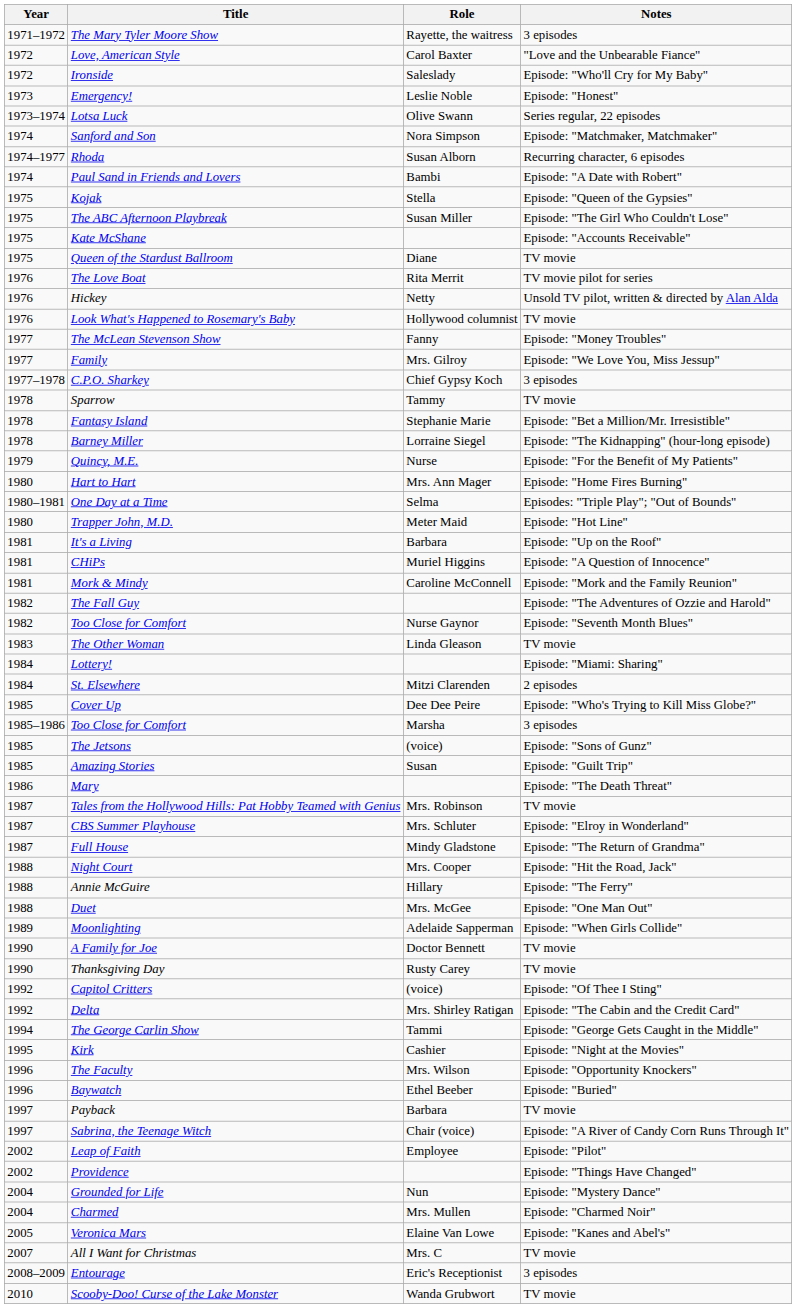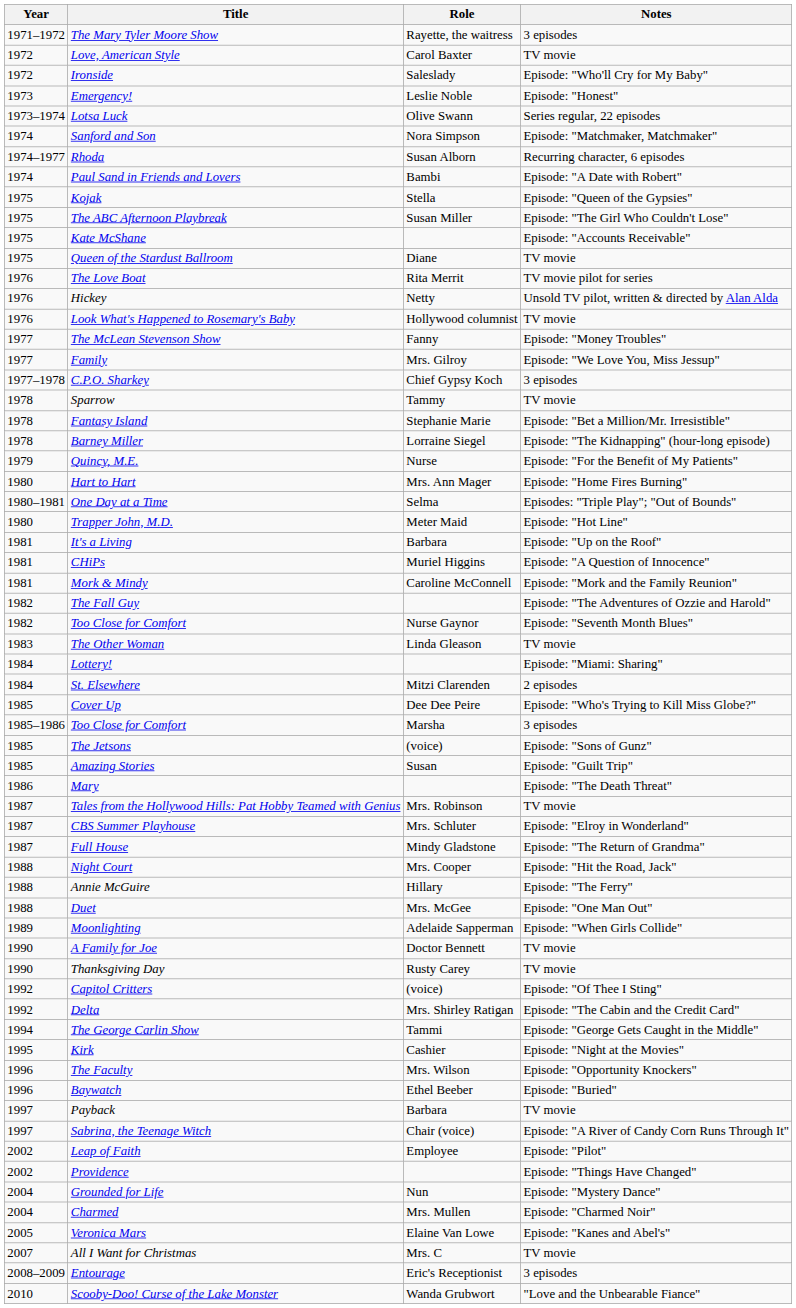(612, 55) "Love and the Unbearable Fiance" -> (550, 55) TV movie
(550, 1293) TV movie -> (612, 1293) "Love and the Unbearable Fiance"
